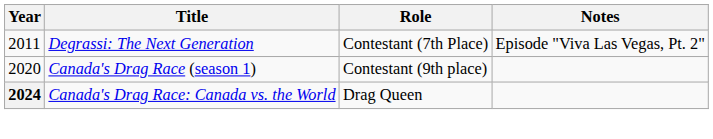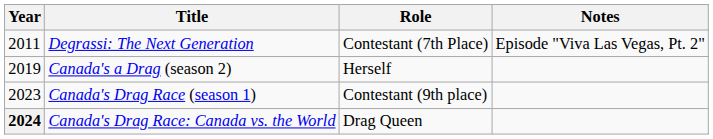+ row: (140, 69)
(25, 69) 2020 -> (25, 95) 2023
